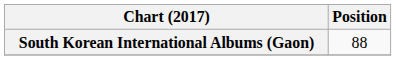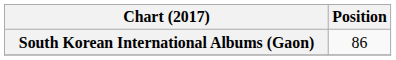(360, 42) 88 -> (360, 42) 86
